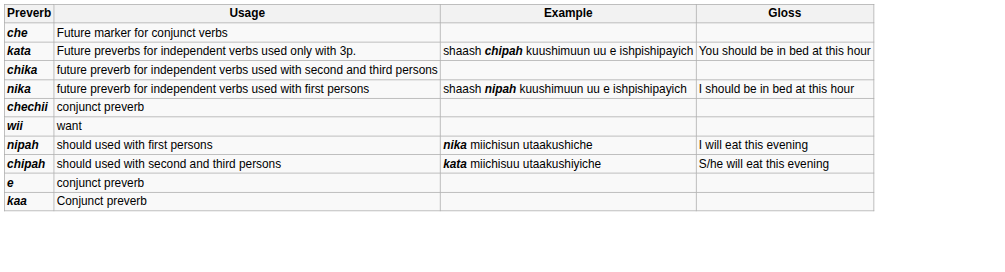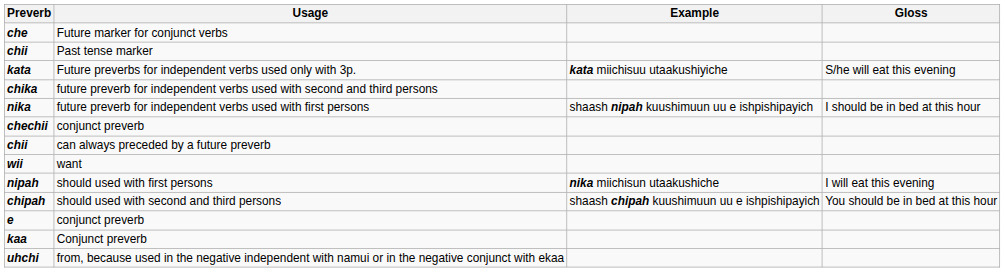+ row: (17, 51)
(568, 51) shaash chipah kuushimuun uu e ishpishipayich -> (649, 70) kata miichisuu utaakushiyiche
(785, 51) You should be in bed at this hour -> (890, 70) S/he will eat this evening
+ row: (17, 145)
(522, 164) kata miichisuu utaakushiyiche -> (695, 201) shaash chipah kuushimuun uu e ishpishipayich
(764, 164) S/he will eat this evening -> (911, 201) You should be in bed at this hour
+ row: (23, 257)
